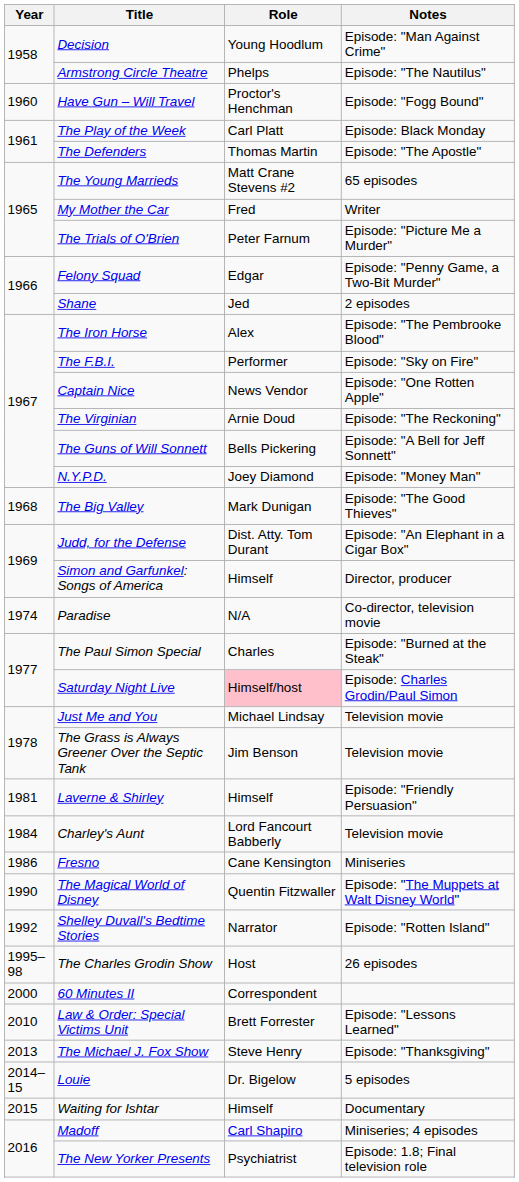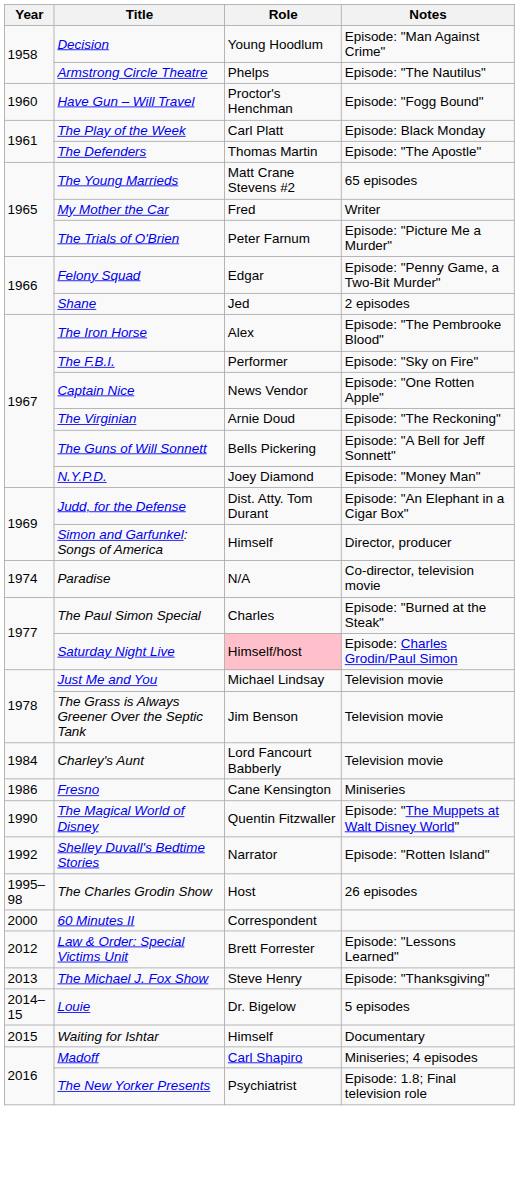- row: (100, 506)
- row: (110, 797)
(22, 1022) 2010 -> (22, 949) 2012
